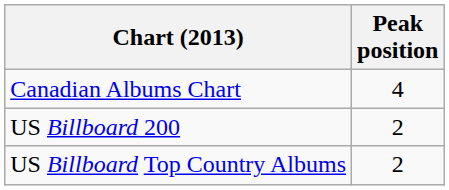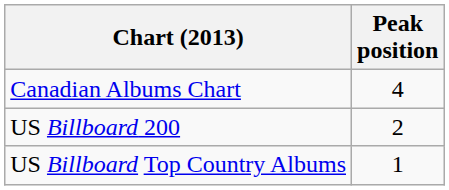(398, 164) 2 -> (398, 164) 1
